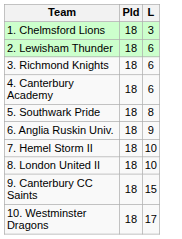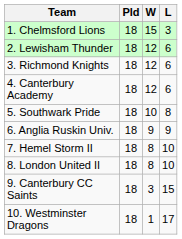+ column: (151, 13)
